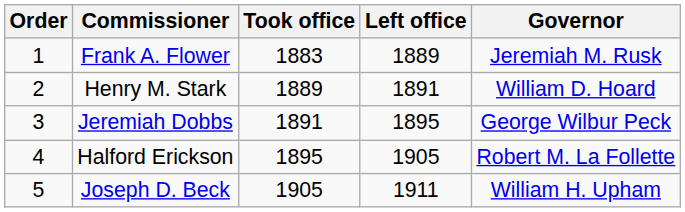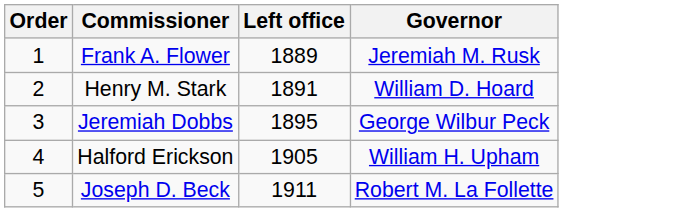- column: (299, 21)
(576, 156) Robert M. La Follette -> (454, 156) William H. Upham
(576, 190) William H. Upham -> (454, 190) Robert M. La Follette
